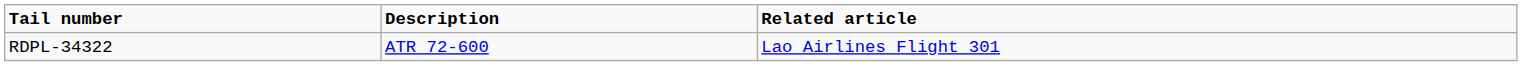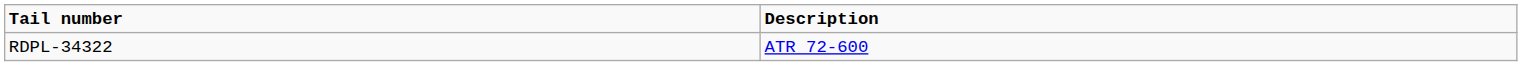- column: (839, 19)
